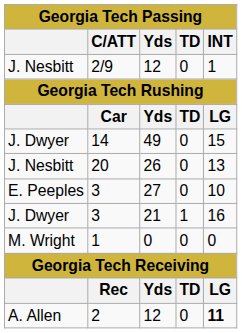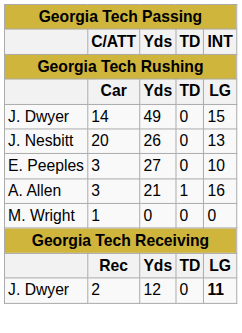- row: (102, 66)
(39, 215) J. Dwyer -> (35, 191) A. Allen
(35, 315) A. Allen -> (39, 290) J. Dwyer
